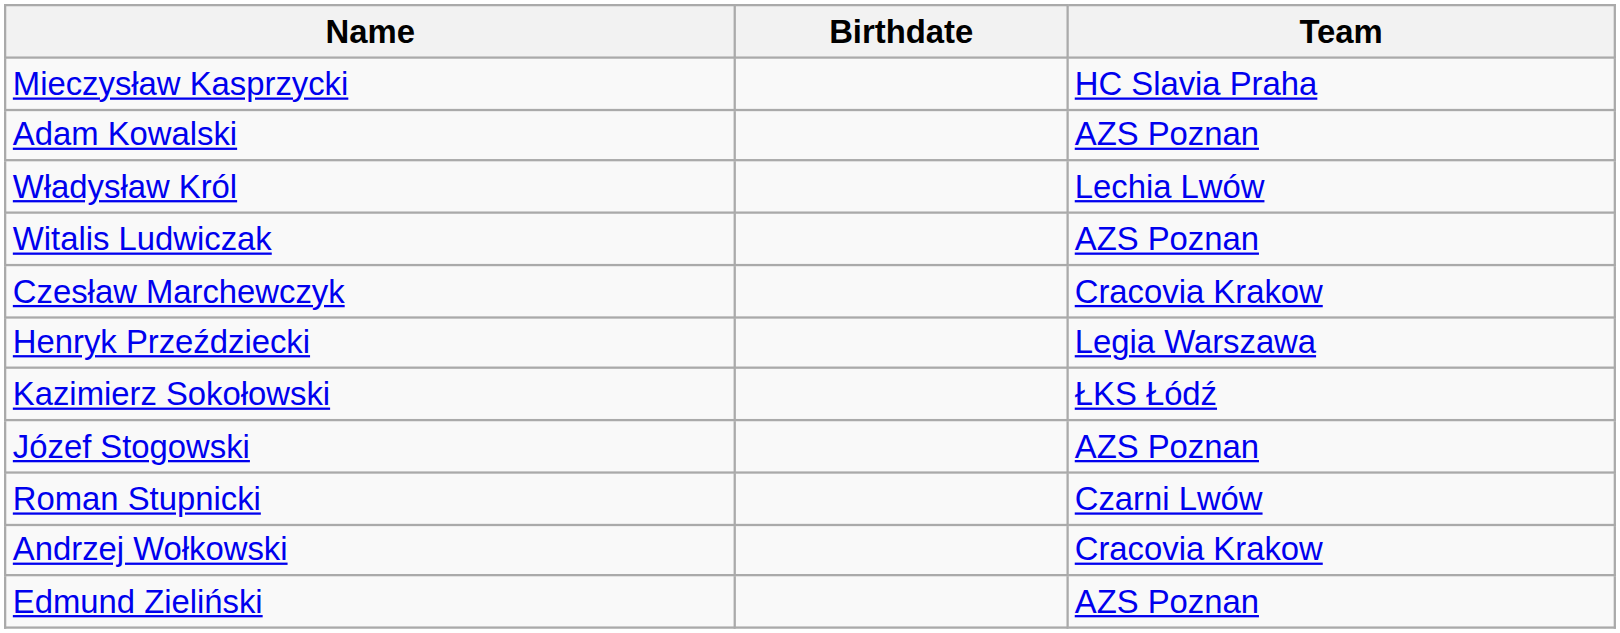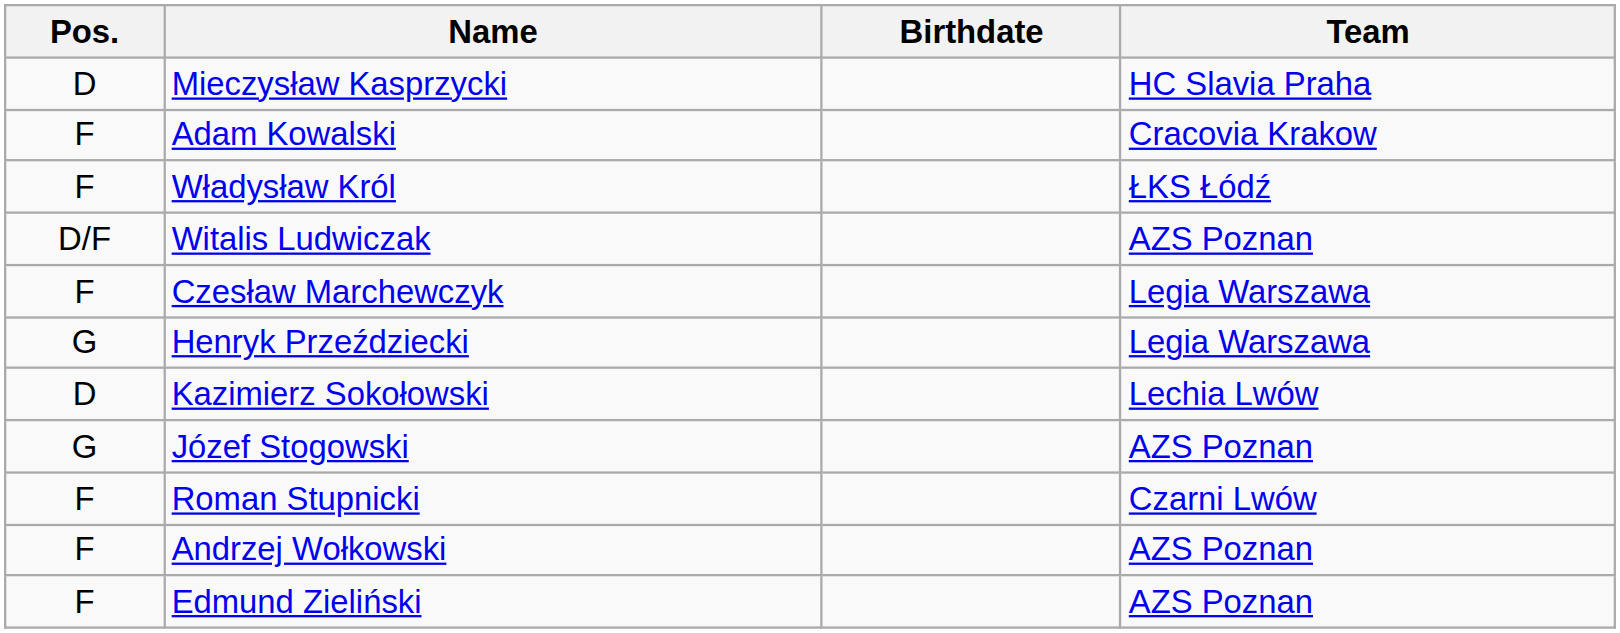+ column: (85, 31)
(1167, 135) AZS Poznan -> (1253, 135) Cracovia Krakow
(1170, 187) Lechia Lwów -> (1200, 187) ŁKS Łódź
(1199, 291) Cracovia Krakow -> (1249, 291) Legia Warszawa
(1146, 395) ŁKS Łódź -> (1224, 395) Lechia Lwów
(1199, 550) Cracovia Krakow -> (1221, 550) AZS Poznan
